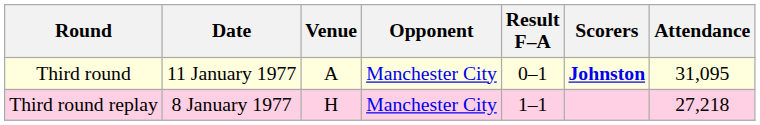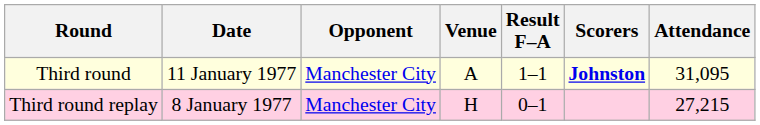columns swapped: (431, 31) <-> (331, 31)
(533, 73) 0–1 -> (533, 73) 1–1
(533, 104) 1–1 -> (533, 104) 0–1
(702, 104) 27,218 -> (702, 104) 27,215
